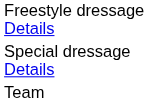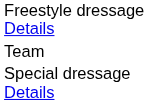rows swapped: (67, 60) <-> (24, 92)
